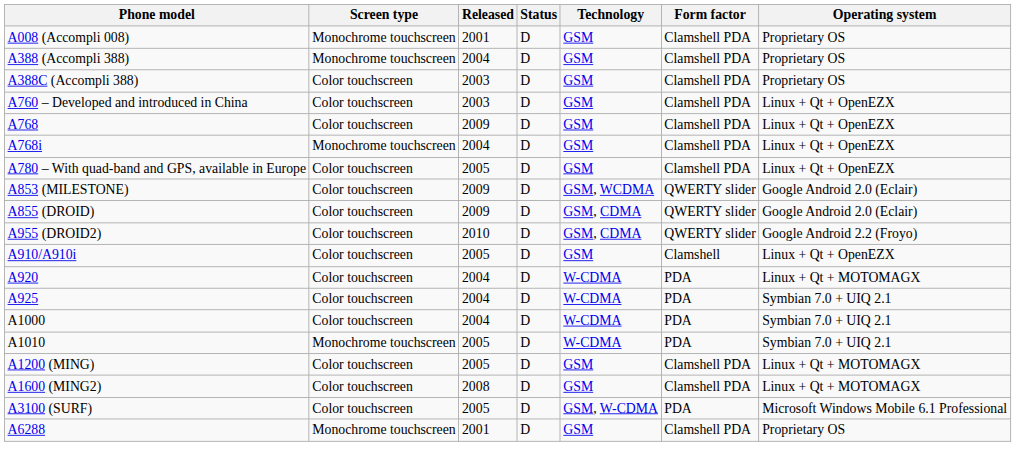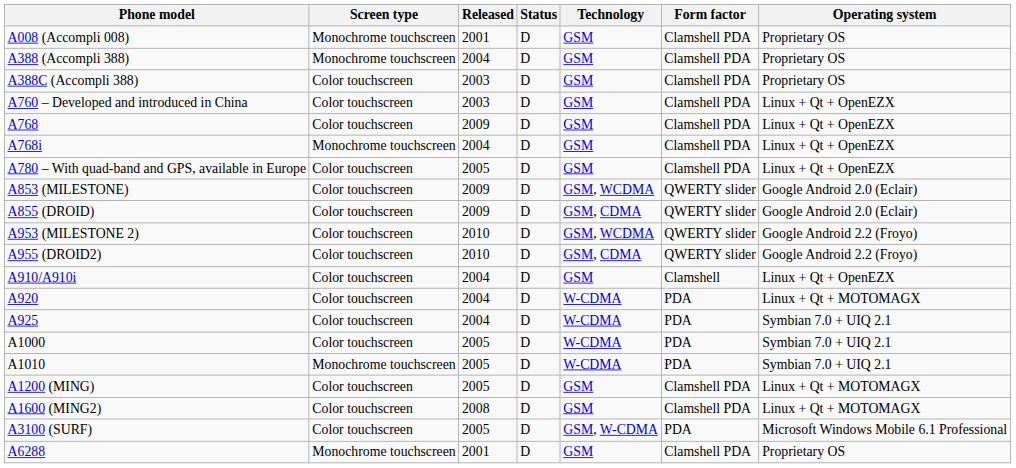+ row: (73, 233)
(476, 255) 2005 -> (476, 277) 2004
(476, 320) 2004 -> (476, 342) 2005
